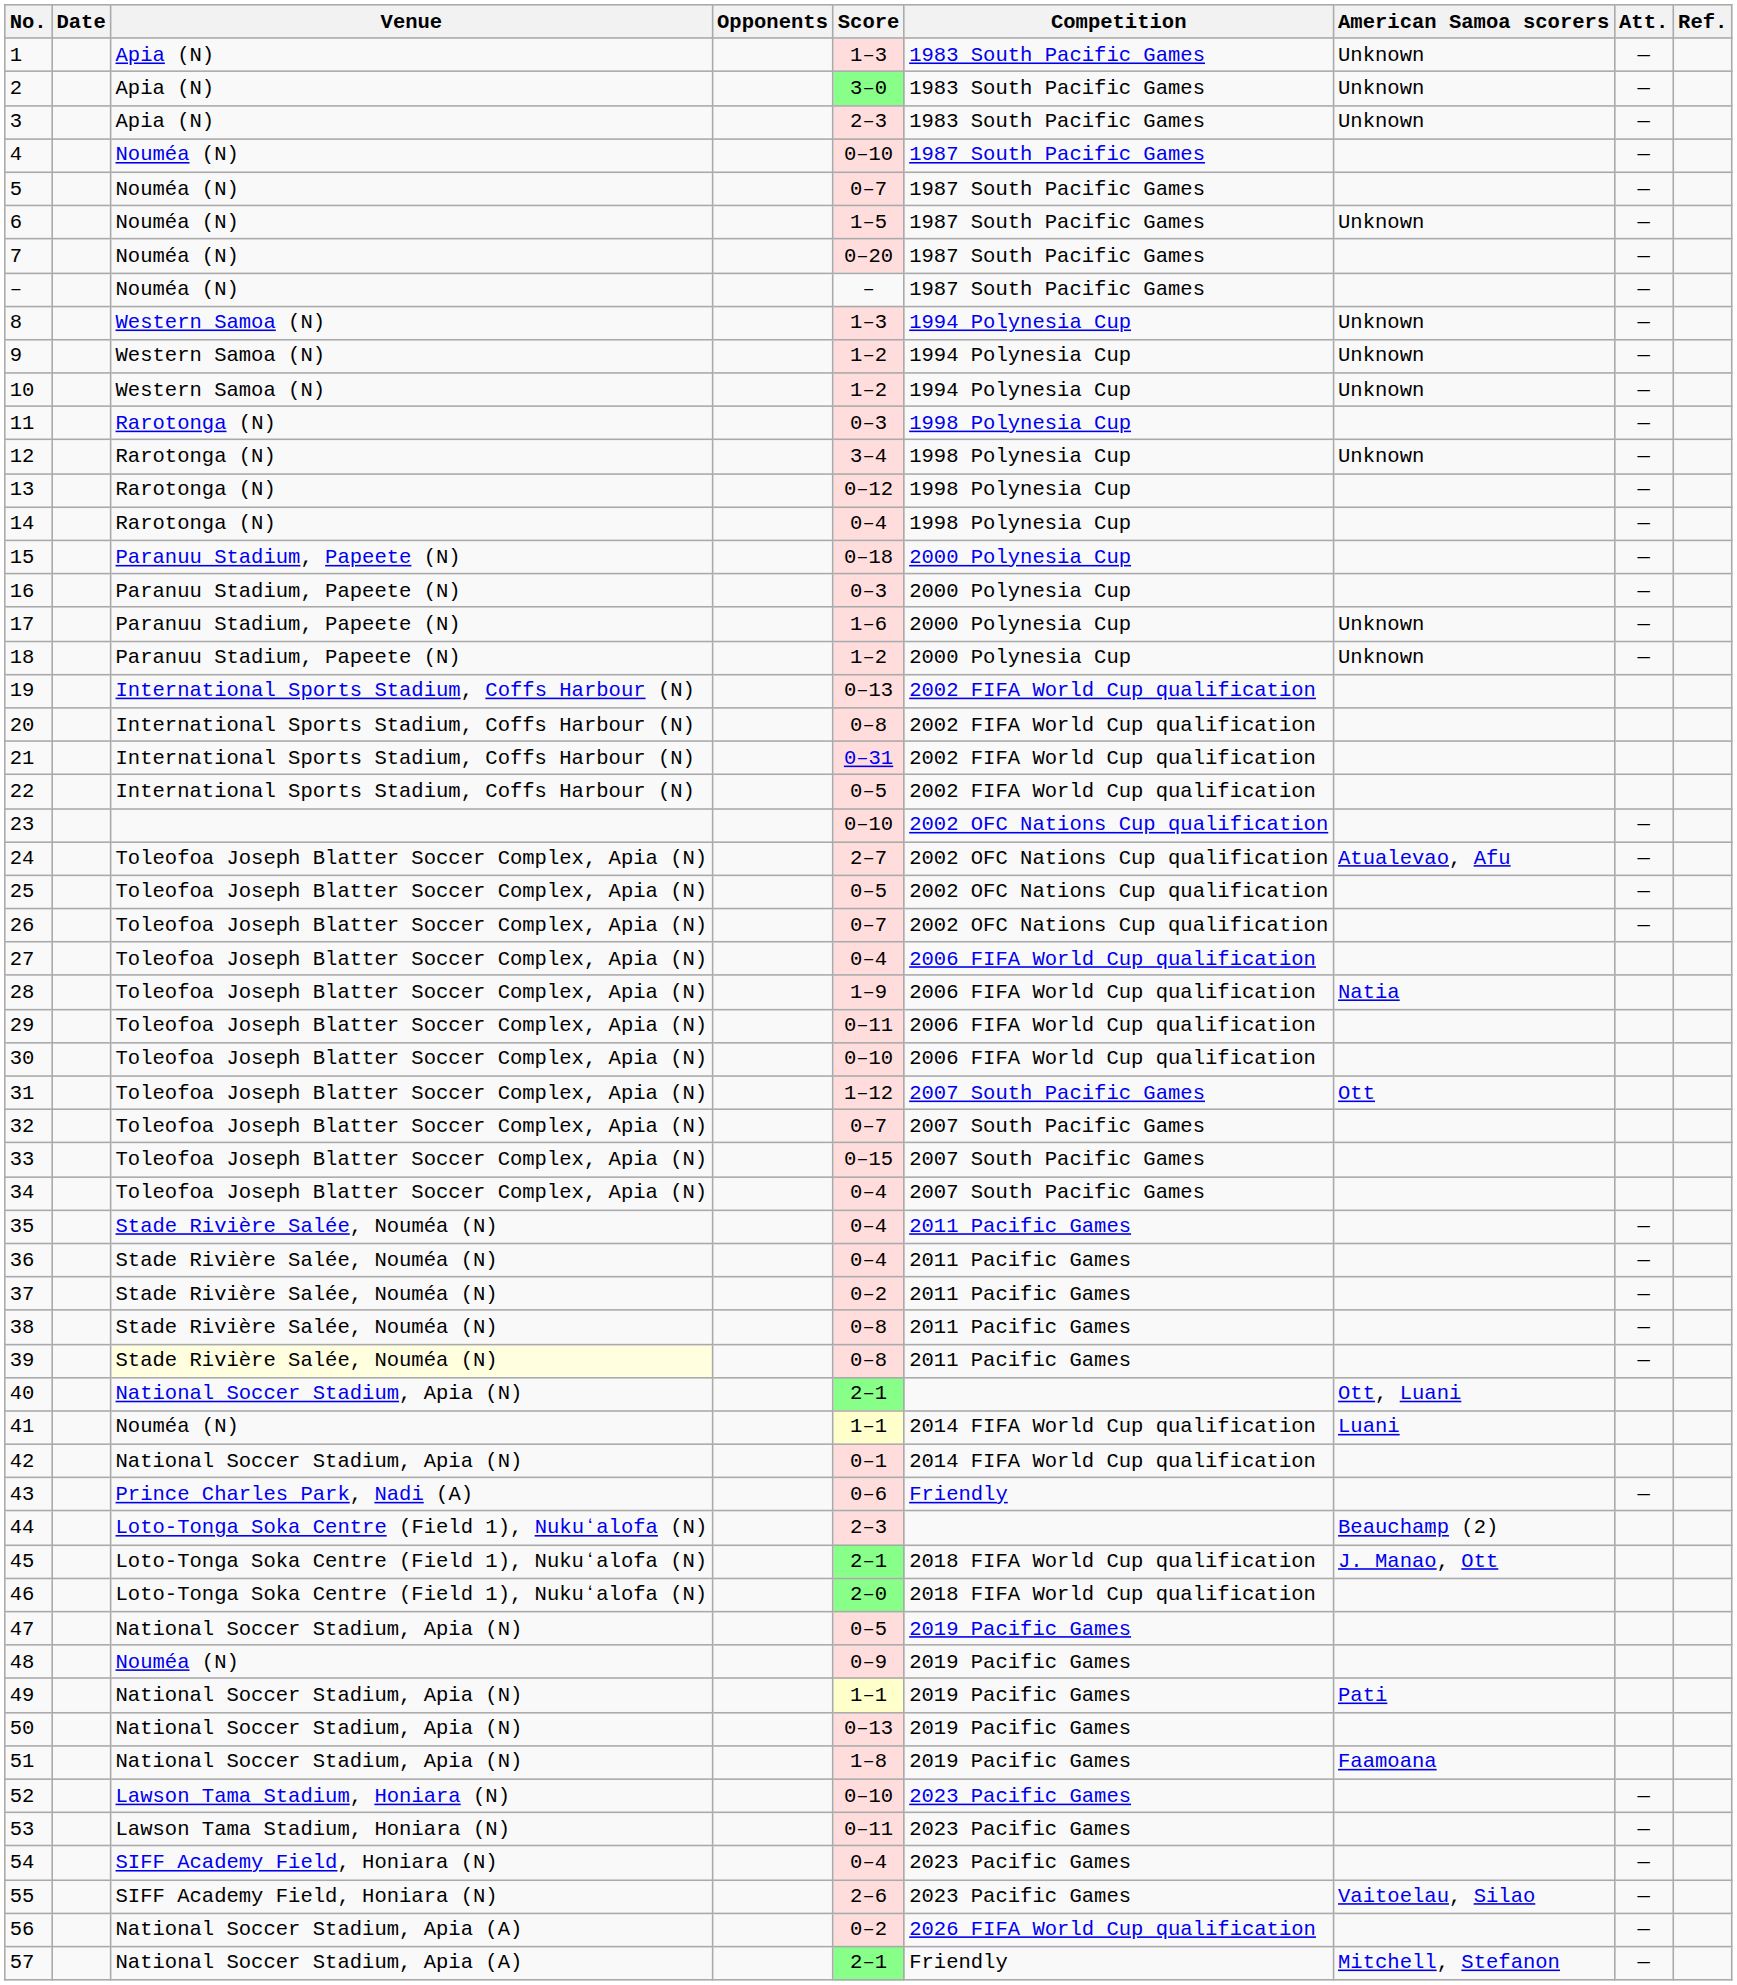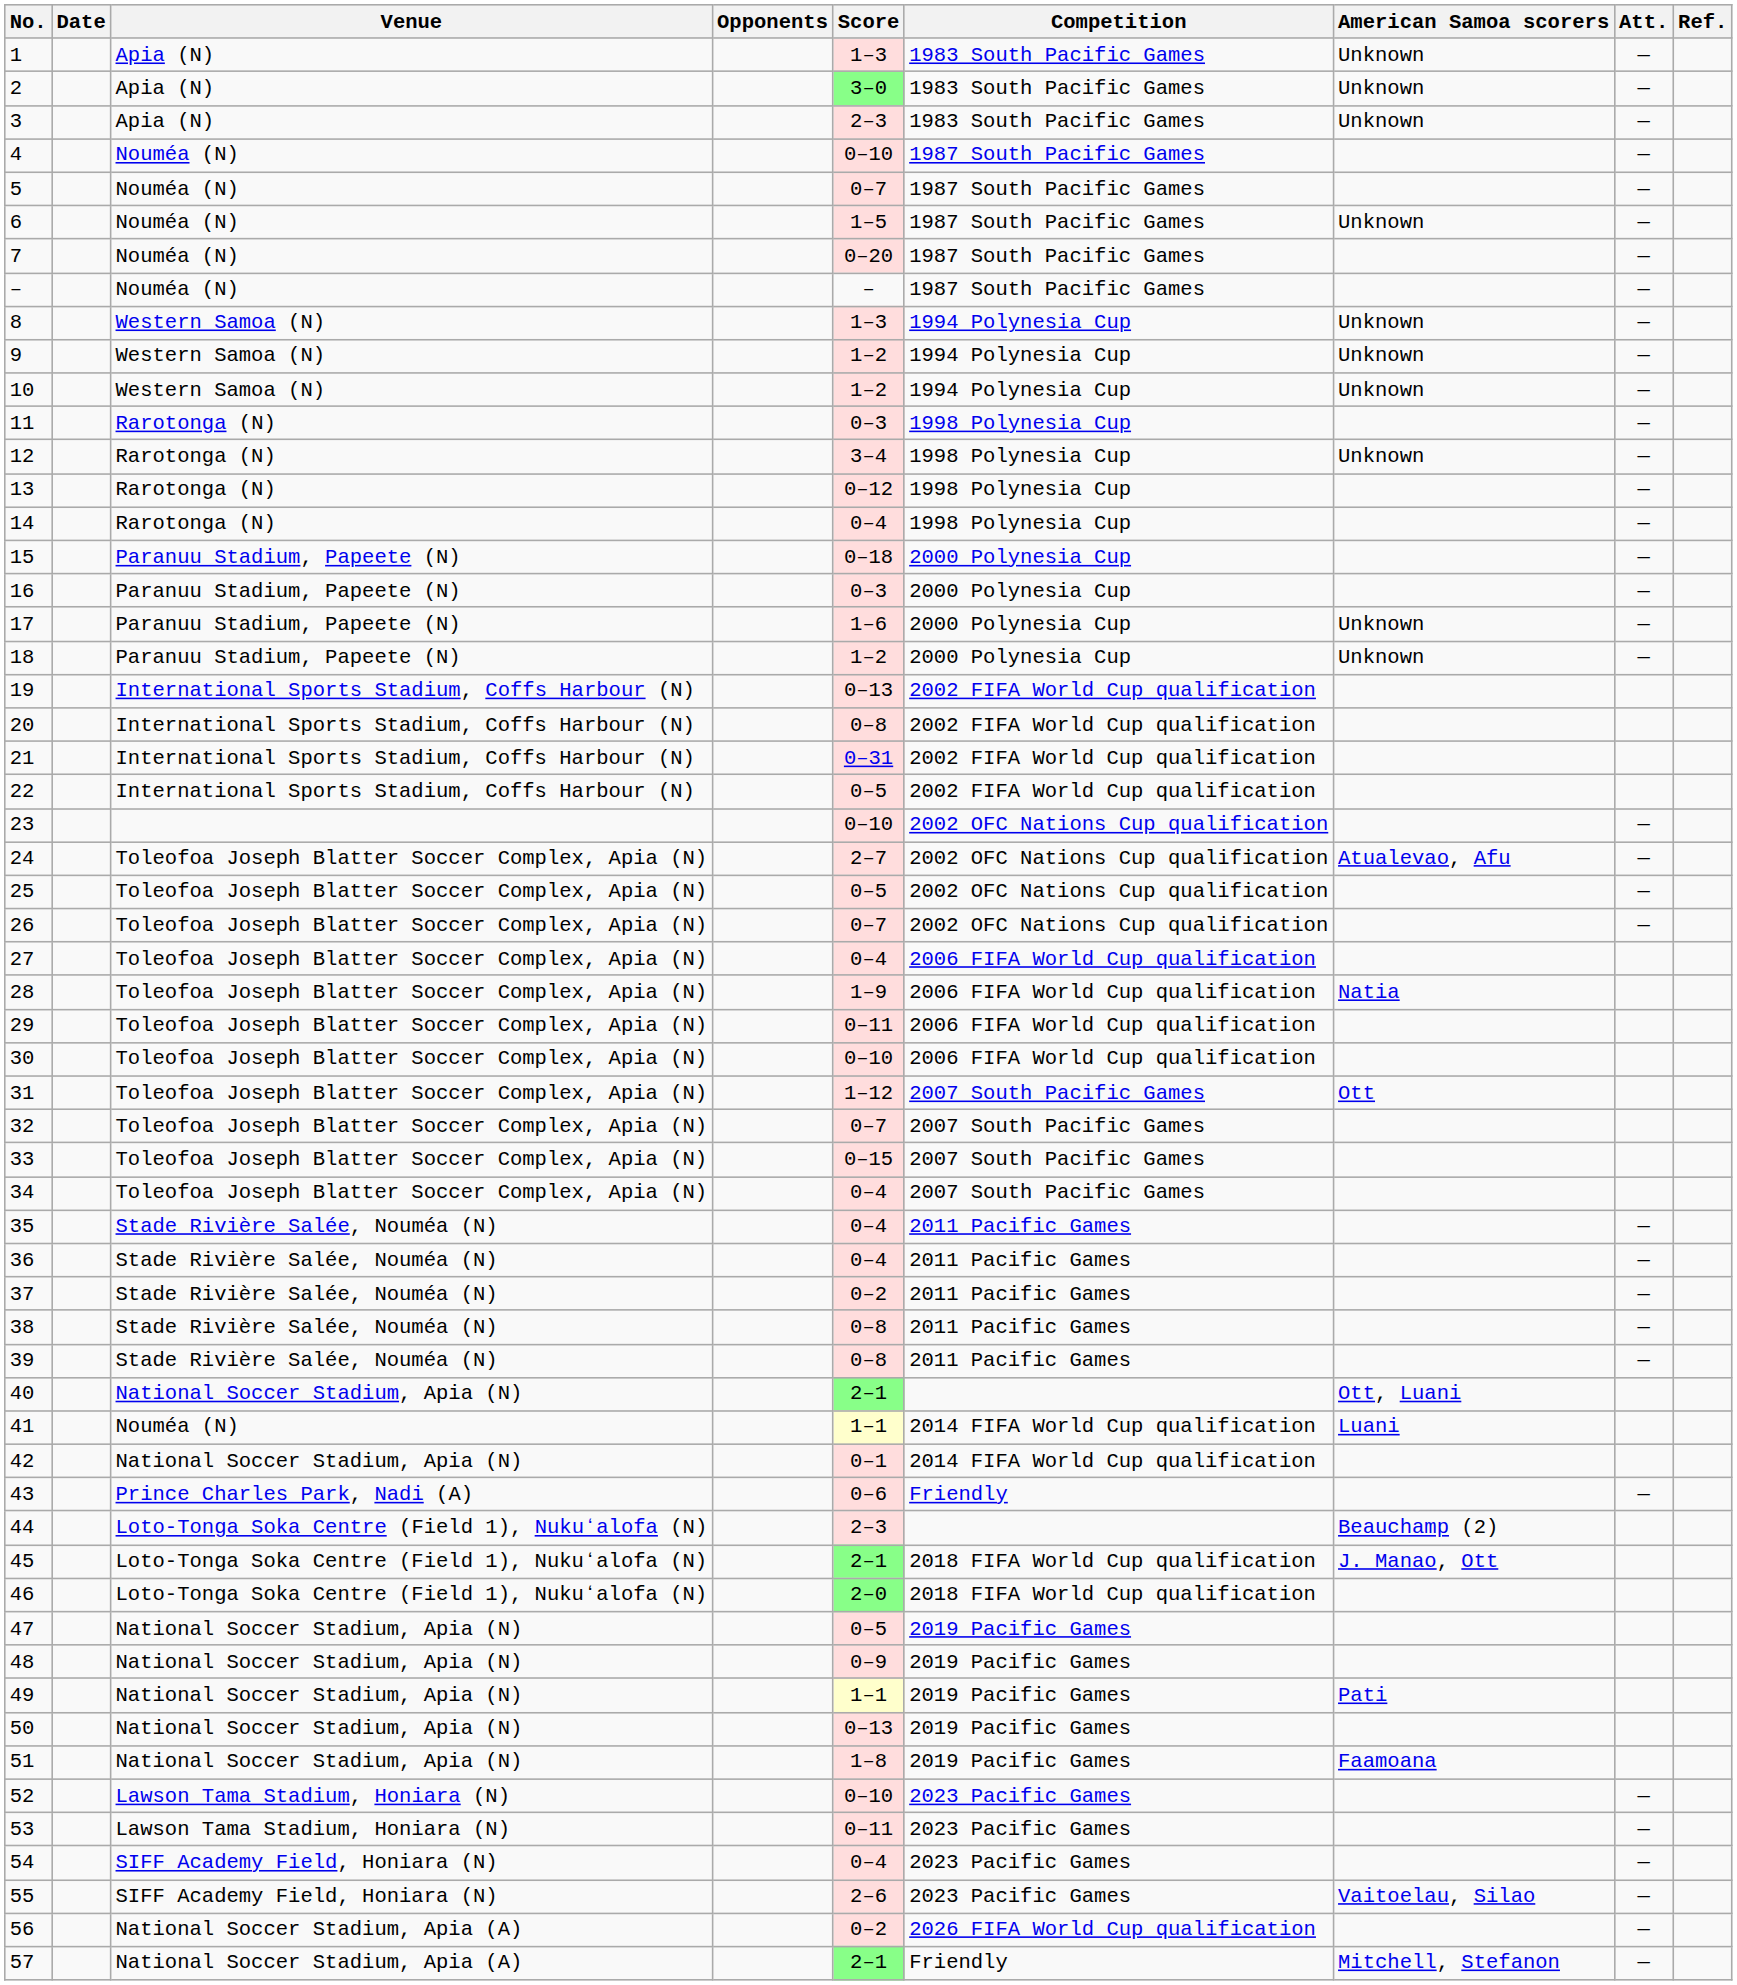(307, 1361) lightyellow background -> (307, 1361) no background
(177, 1662) Nouméa (N) -> (319, 1662) National Soccer Stadium, Apia (N)
